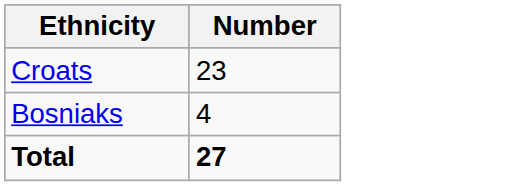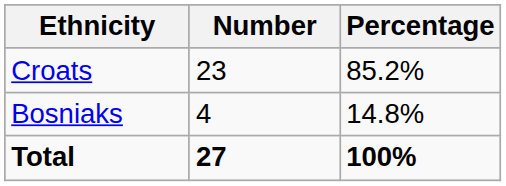+ column: (420, 26)
